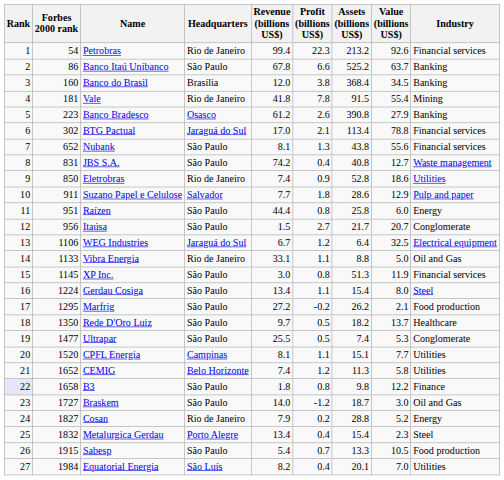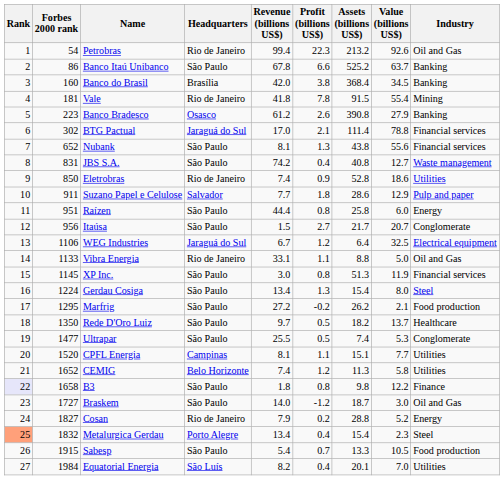(449, 51) Financial services -> (437, 51) Oil and Gas
(282, 83) 12.0 -> (282, 83) 42.0
(358, 131) 113.4 -> (358, 131) 111.4
(323, 290) 1.1 -> (323, 290) 1.3
(25, 434) no background -> (25, 434) lightsalmon background
